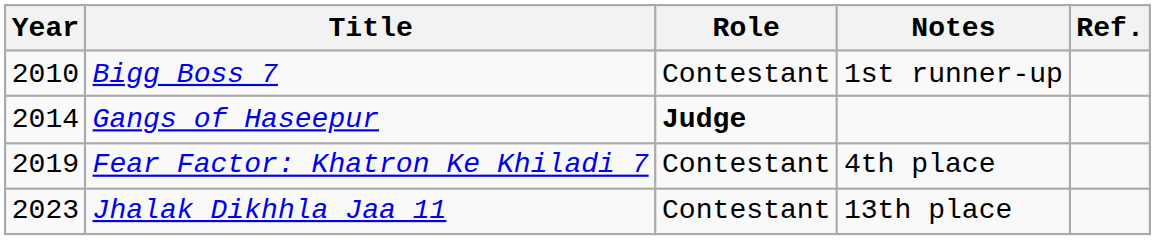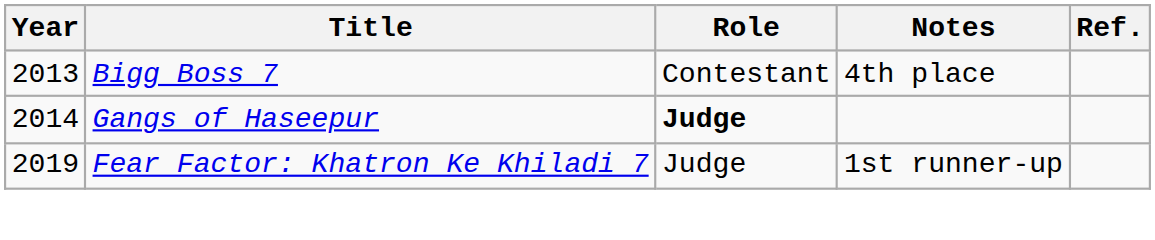(45, 74) 2010 -> (45, 74) 2013
(953, 74) 1st runner-up -> (920, 74) 4th place
(746, 165) Contestant -> (704, 165) Judge
(920, 165) 4th place -> (953, 165) 1st runner-up
- row: (269, 211)
